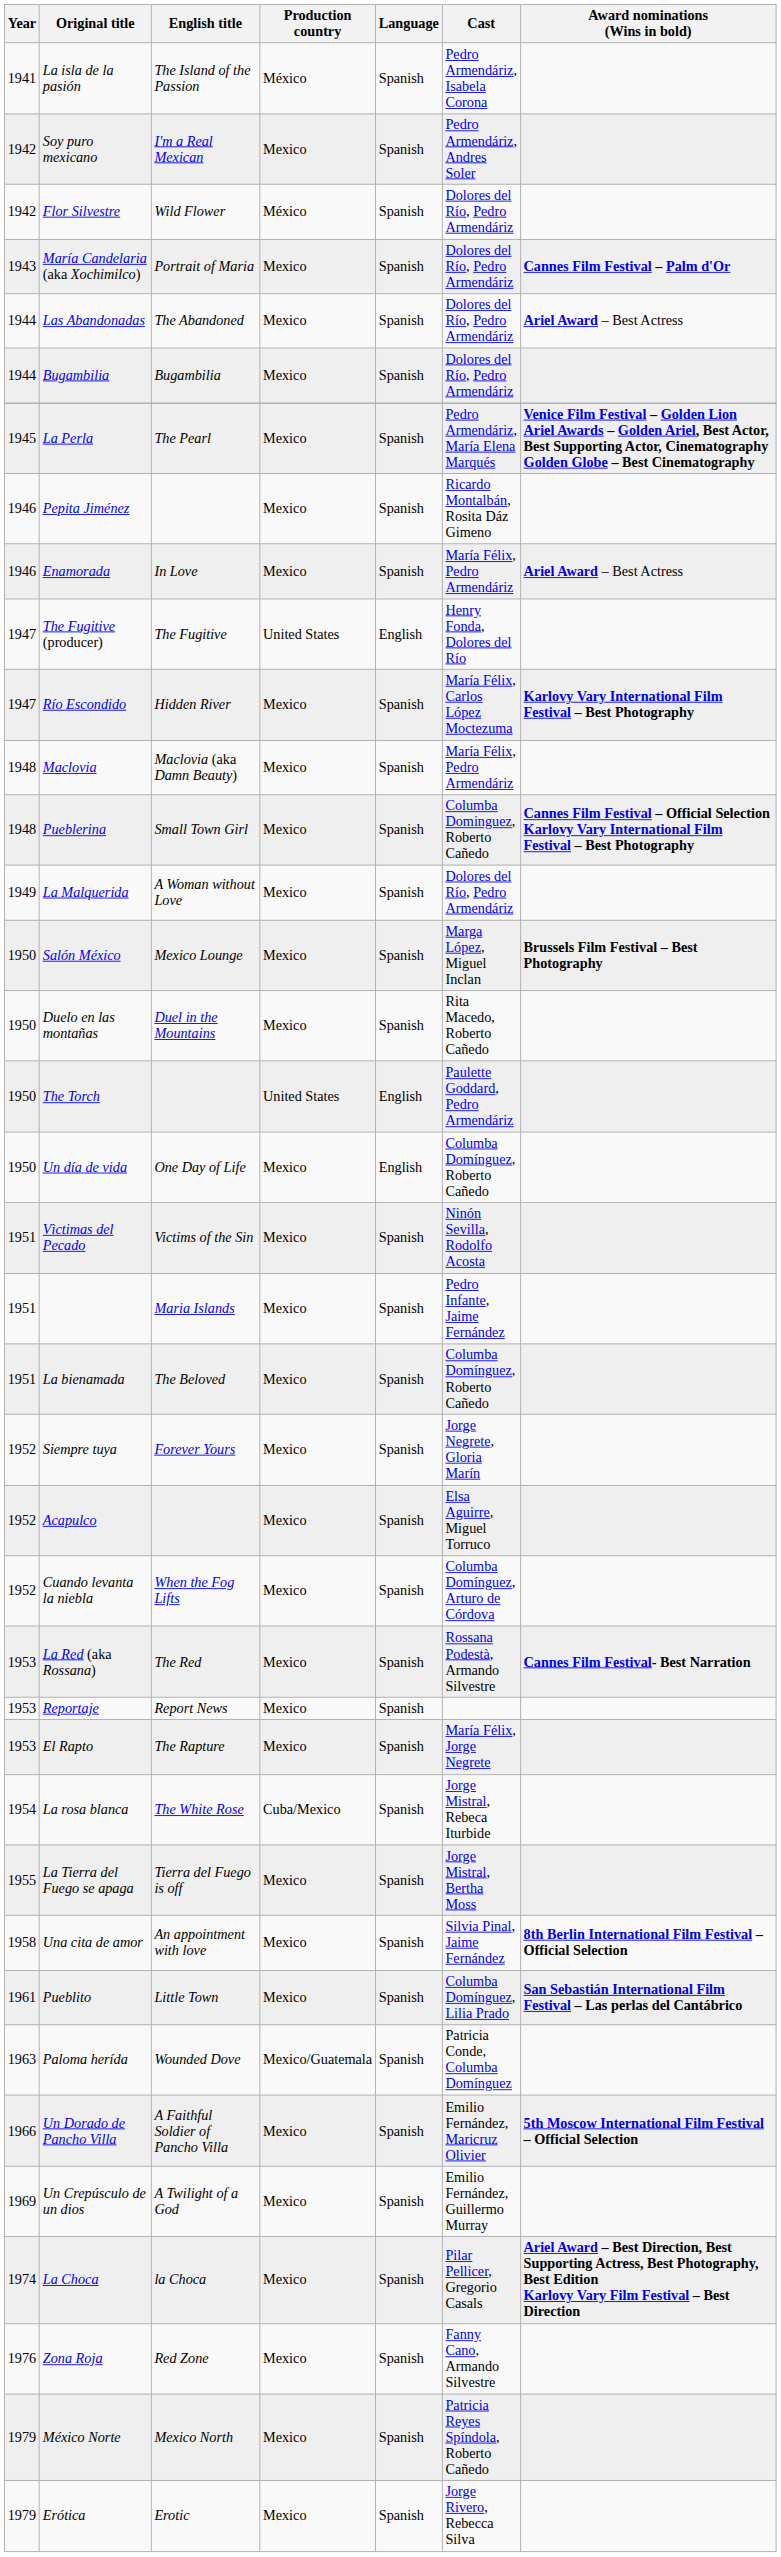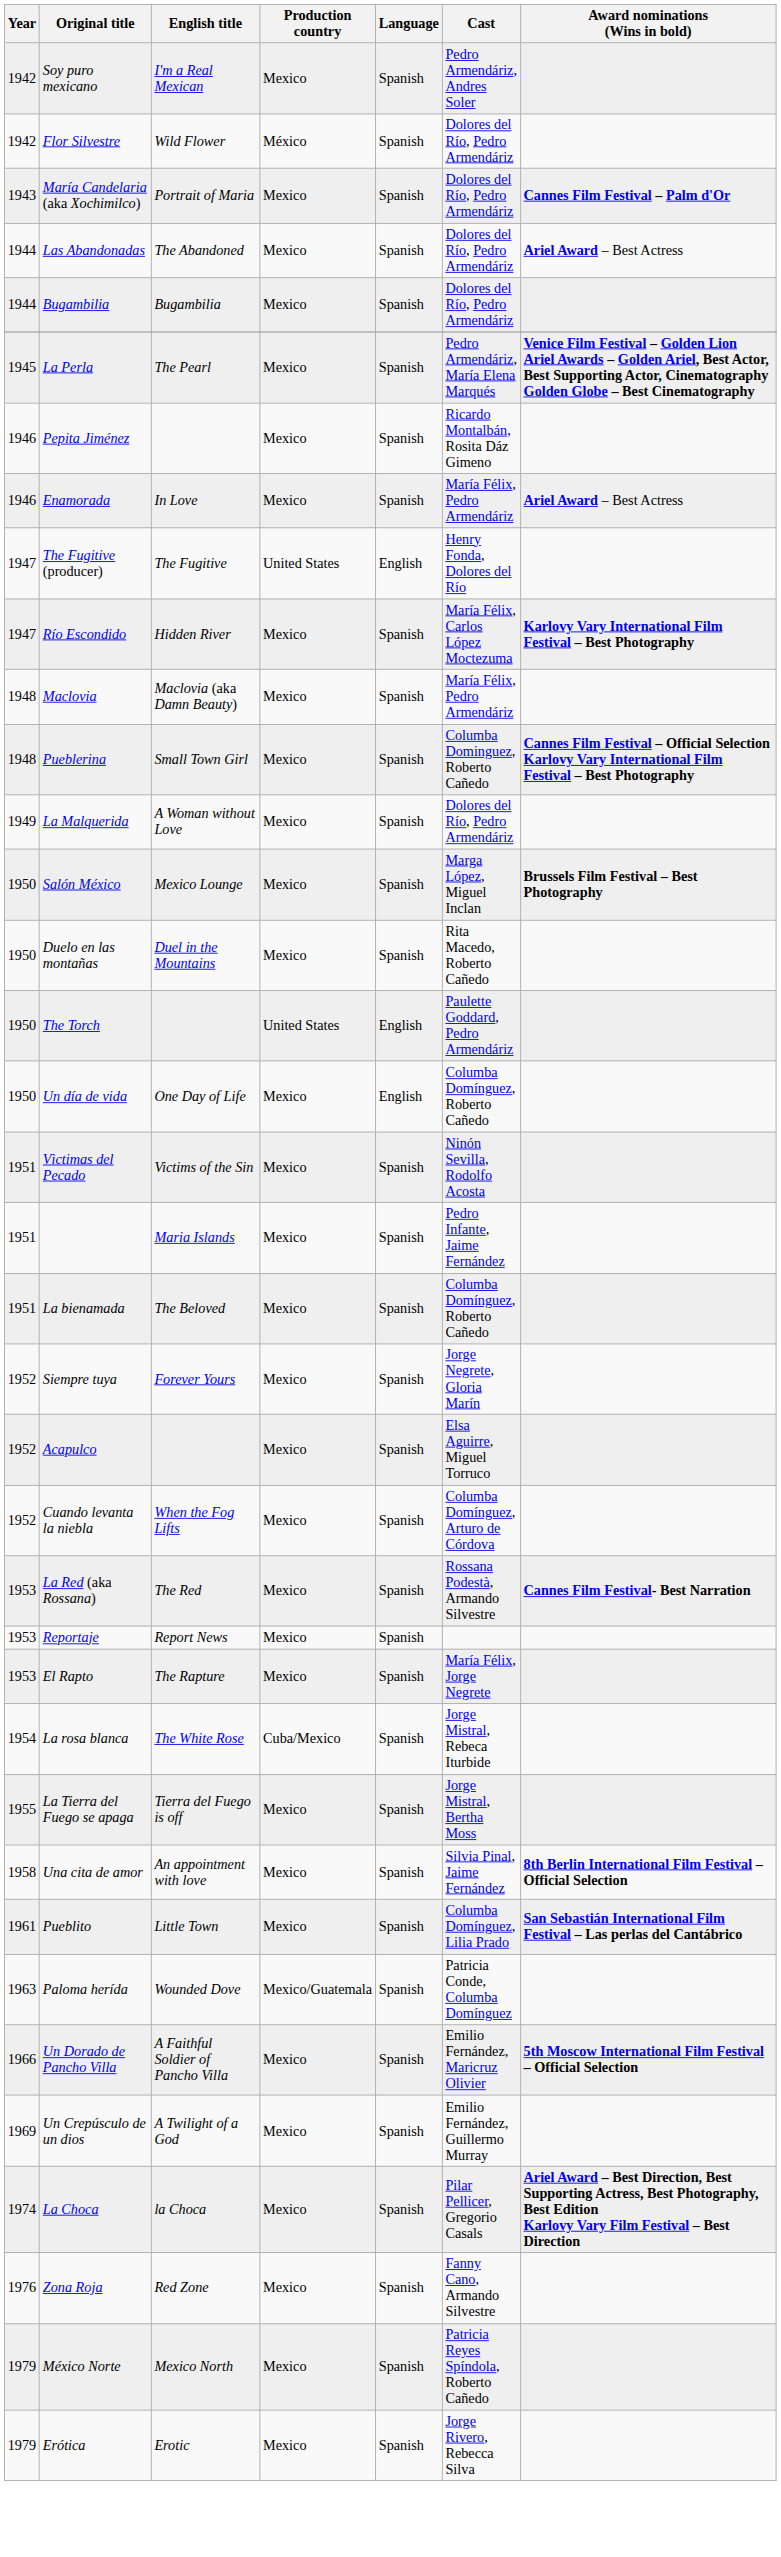- row: (78, 78)
